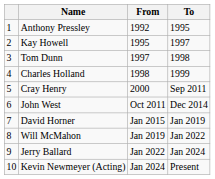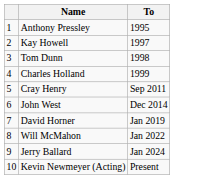- column: (148, 12)
